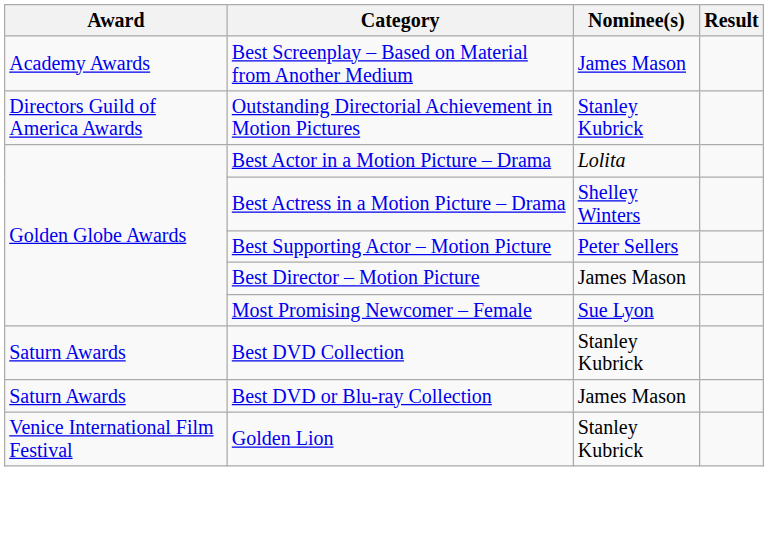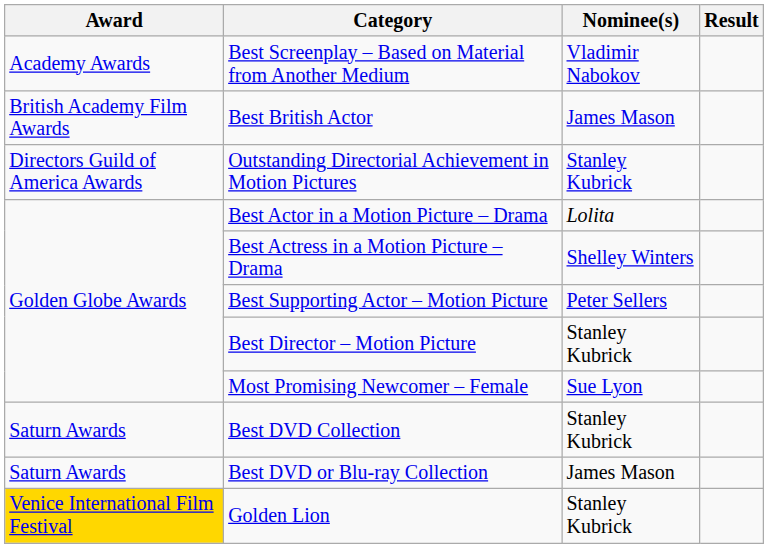(632, 63) James Mason -> (603, 63) Vladimir Nabokov
+ row: (300, 117)
(632, 278) James Mason -> (599, 343) Stanley Kubrick
(111, 438) no background -> (111, 515) gold background
